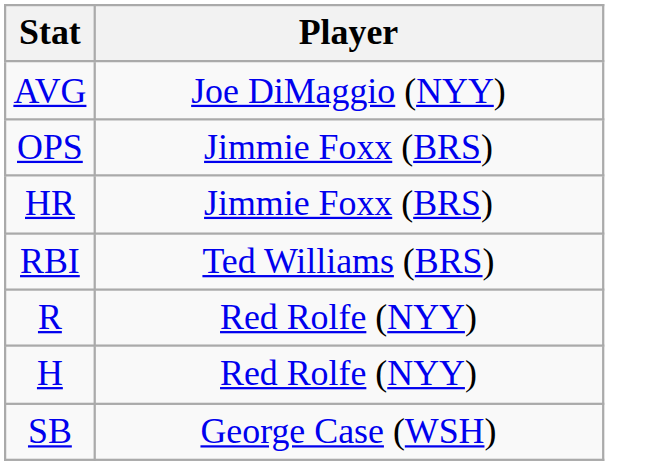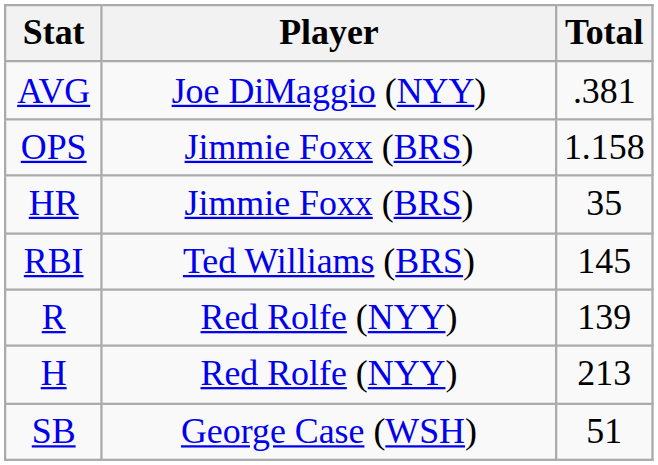+ column: (604, 32)
